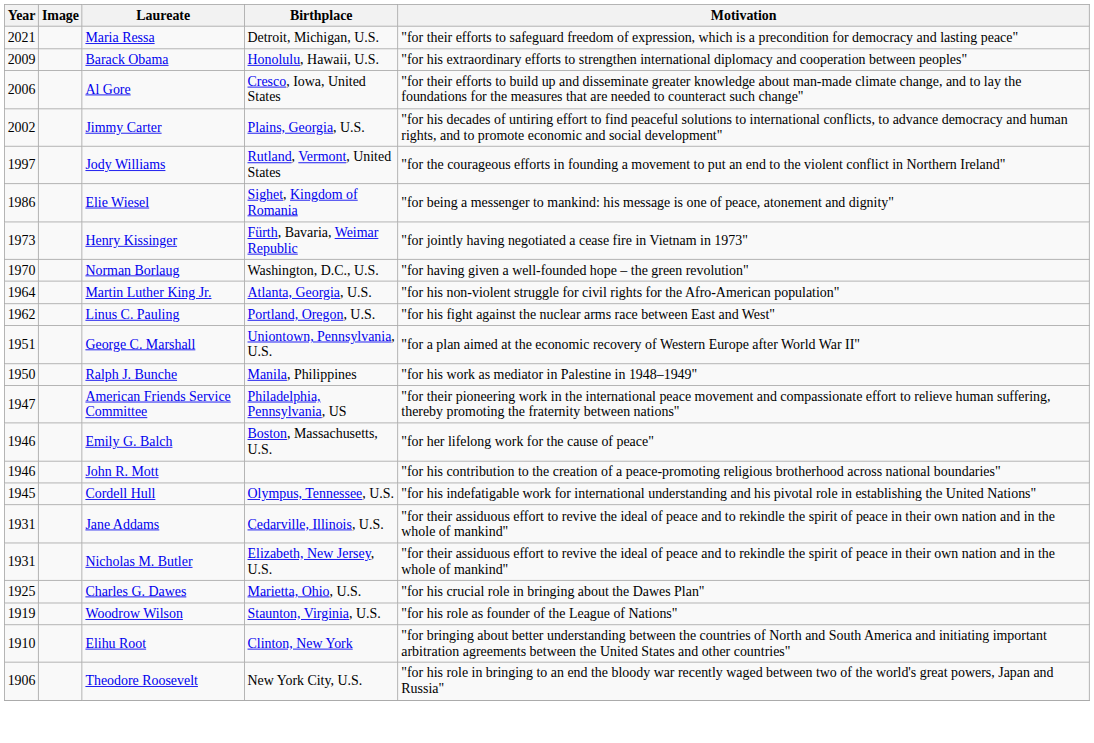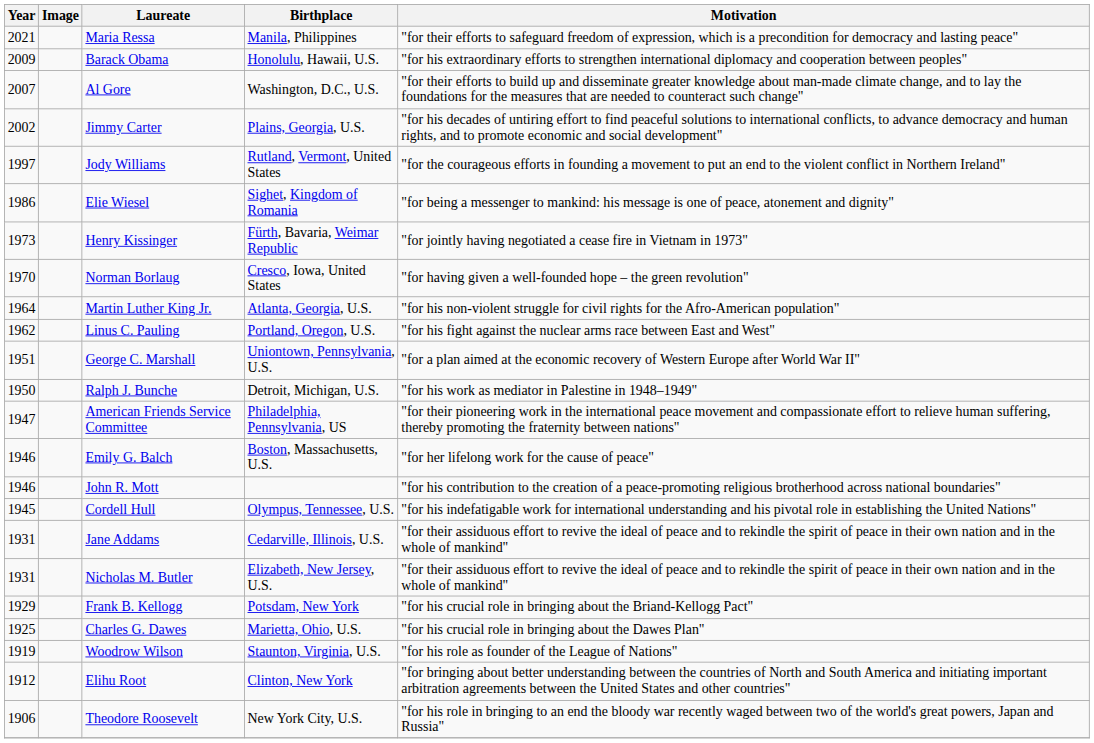(313, 37) Detroit, Michigan, U.S. -> (302, 37) Manila, Philippines
(22, 89) 2006 -> (22, 89) 2007
(307, 89) Cresco, Iowa, United States -> (313, 89) Washington, D.C., U.S.
(313, 270) Washington, D.C., U.S. -> (307, 278) Cresco, Iowa, United States
(302, 374) Manila, Philippines -> (313, 390) Detroit, Michigan, U.S.
+ row: (134, 607)
(22, 643) 1910 -> (22, 681) 1912
